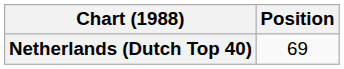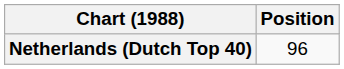(297, 49) 69 -> (297, 49) 96
